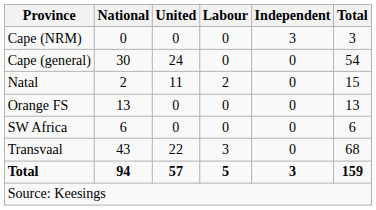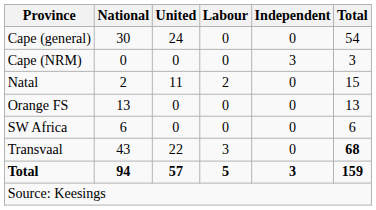rows swapped: (49, 60) <-> (45, 37)
(352, 149) normal -> (352, 149) bold
